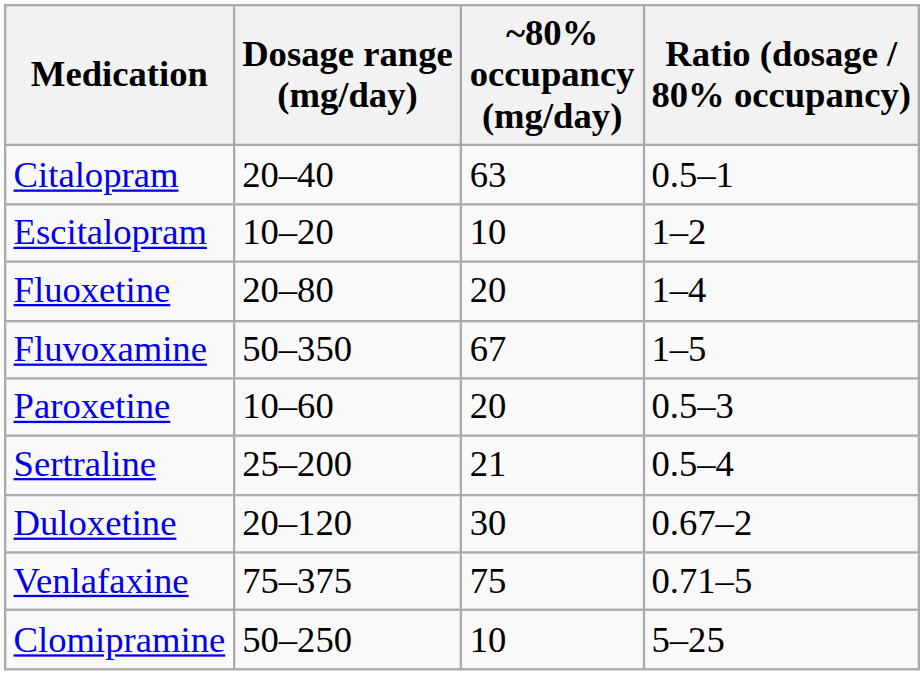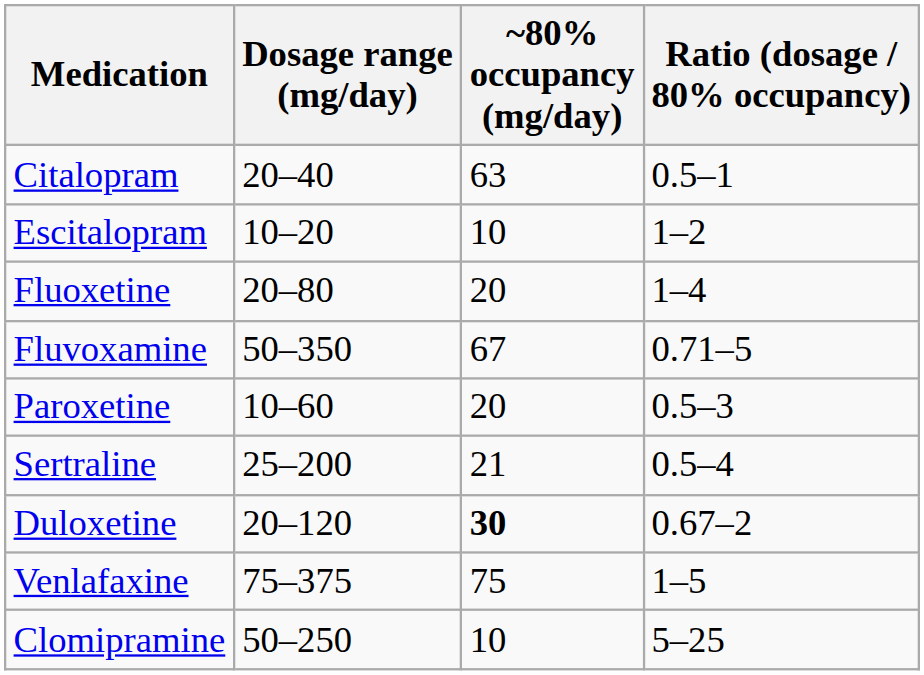(679, 348) 1–5 -> (702, 348) 0.71–5
(488, 522) normal -> (488, 522) bold
(702, 580) 0.71–5 -> (679, 580) 1–5
